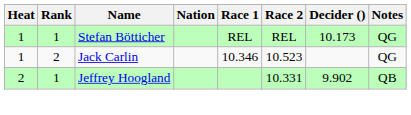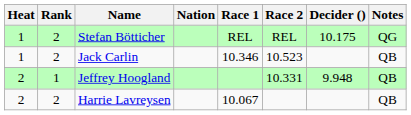(56, 36) 1 -> (56, 36) 2
(337, 36) 10.173 -> (337, 36) 10.175
(387, 57) QG -> (388, 57) QB
(337, 78) 9.902 -> (337, 78) 9.948
+ row: (124, 99)
